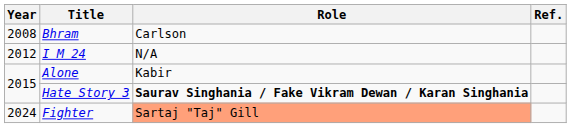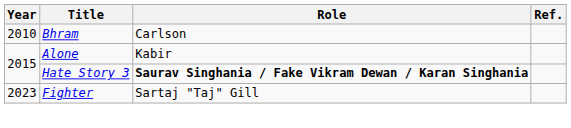(22, 34) 2008 -> (22, 34) 2010
- row: (64, 54)
(22, 113) 2024 -> (22, 93) 2023
(197, 113) lightsalmon background -> (197, 93) no background
